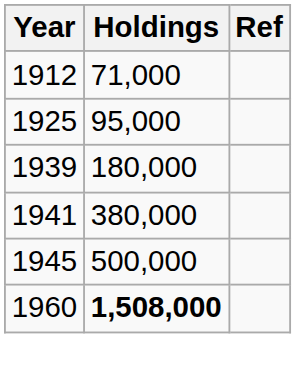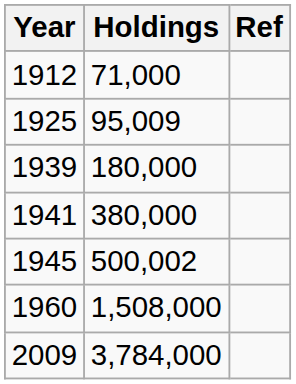(136, 121) 95,000 -> (136, 121) 95,009
(144, 261) 500,000 -> (144, 261) 500,002
(156, 307) bold -> (156, 307) normal
+ row: (44, 354)
